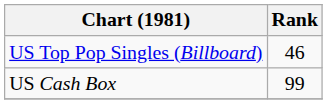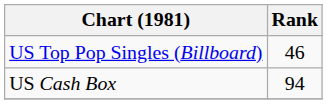(295, 83) 99 -> (295, 83) 94
